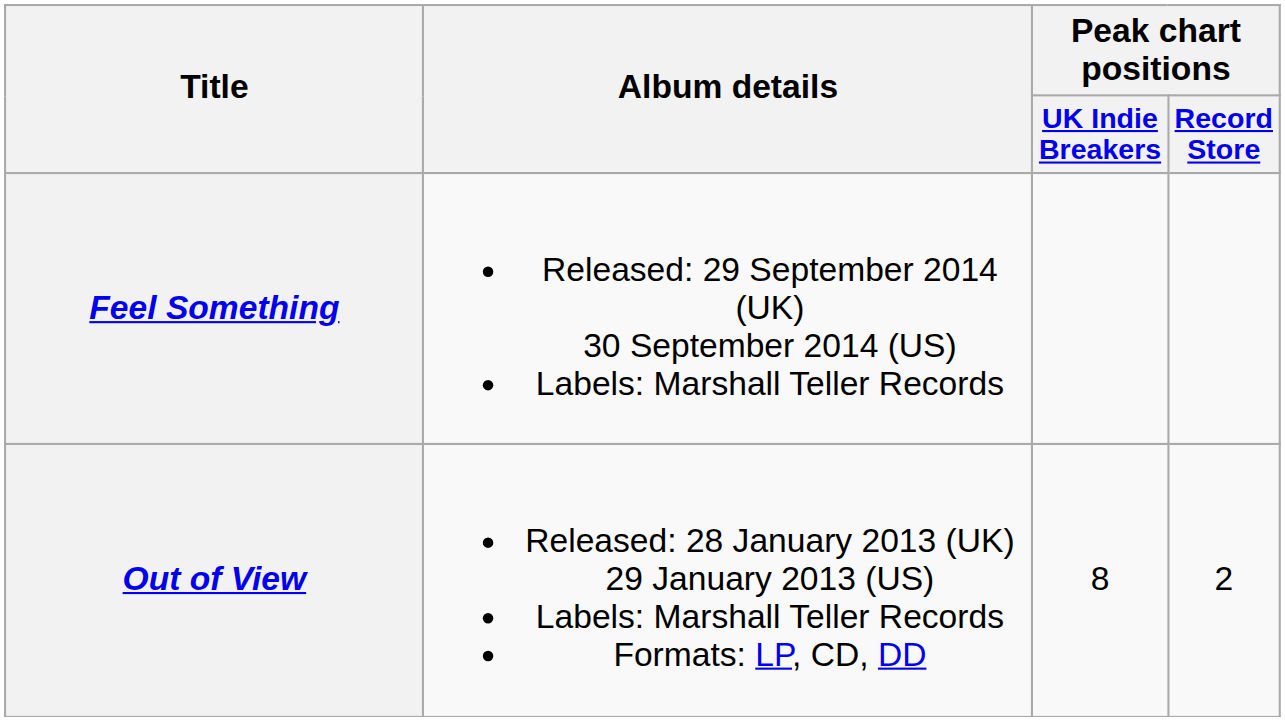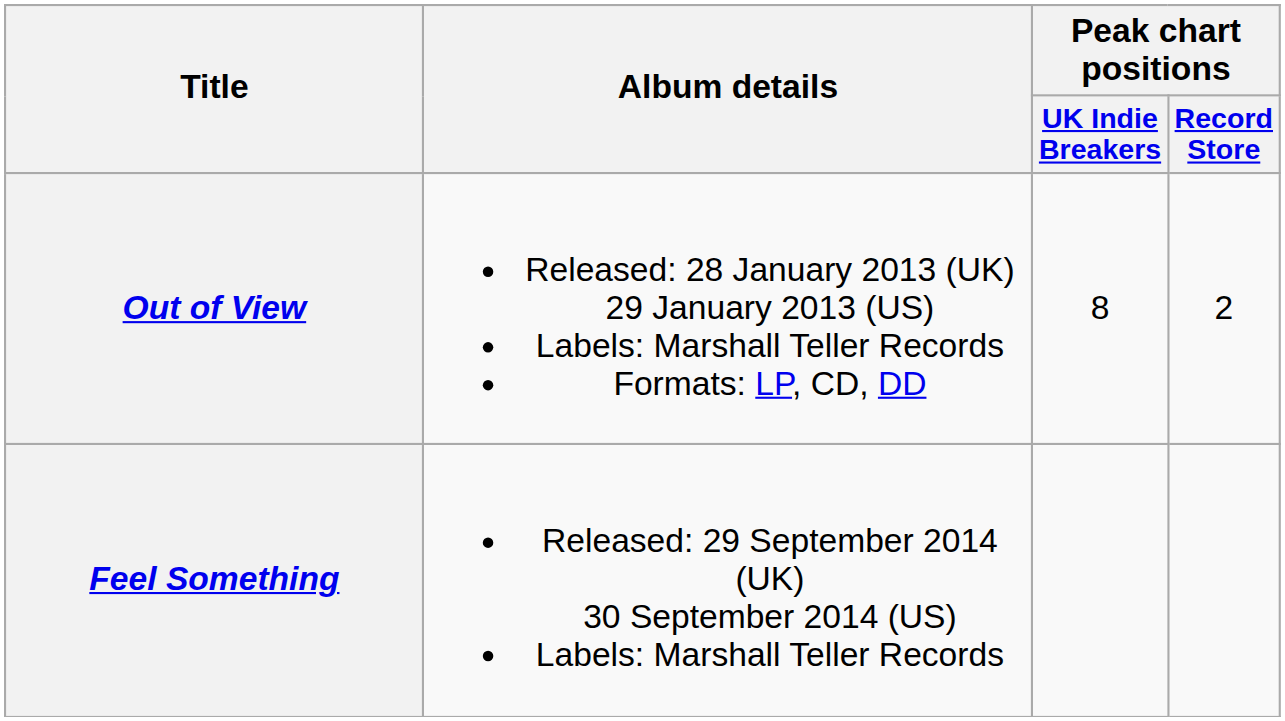rows swapped: (214, 579) <-> (214, 307)
